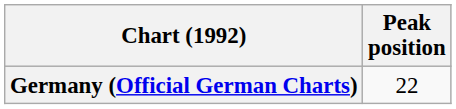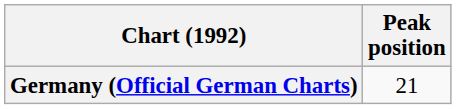(407, 84) 22 -> (407, 84) 21
